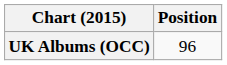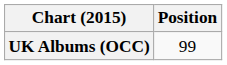(187, 45) 96 -> (187, 45) 99
